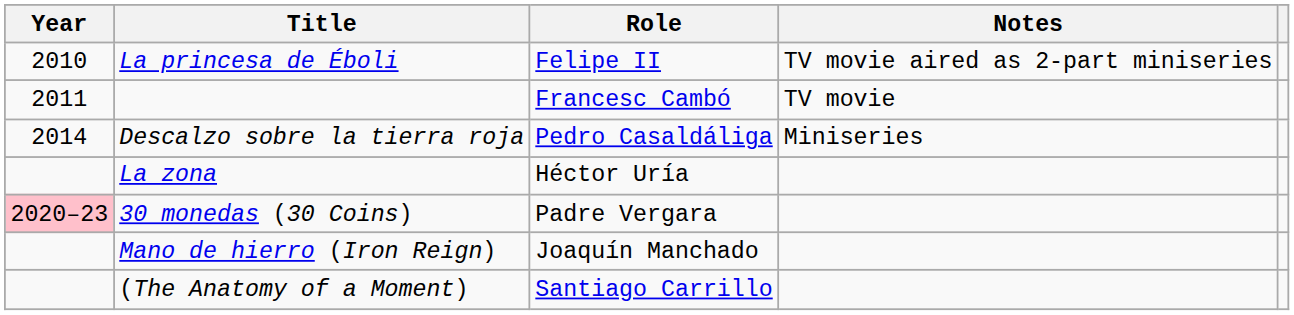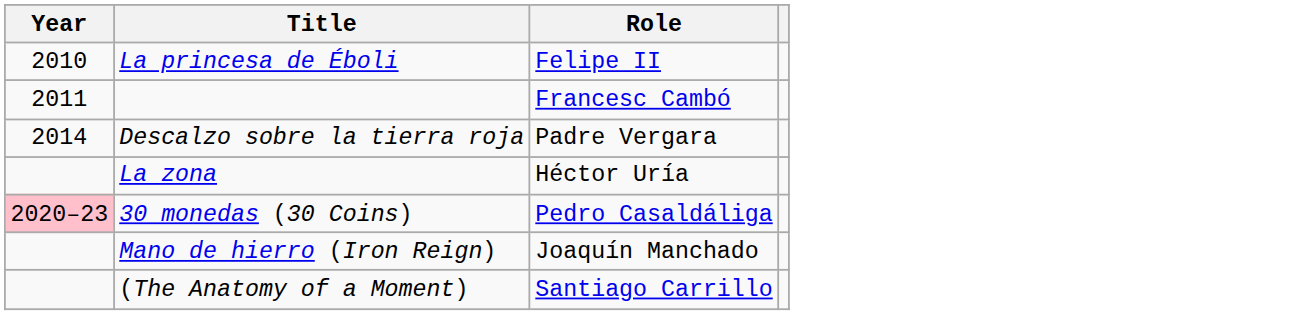- column: (1028, 24)
(654, 138) Pedro Casaldáliga -> (626, 138) Padre Vergara
(626, 213) Padre Vergara -> (654, 213) Pedro Casaldáliga
